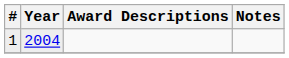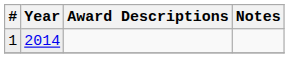(42, 41) 2004 -> (42, 41) 2014
